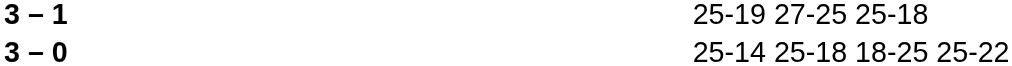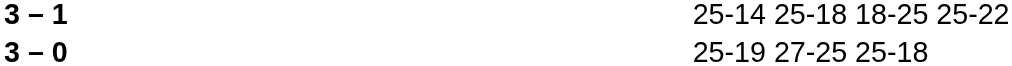(811, 14) 25-19 27-25 25-18 -> (851, 14) 25-14 25-18 18-25 25-22
(851, 52) 25-14 25-18 18-25 25-22 -> (811, 52) 25-19 27-25 25-18
